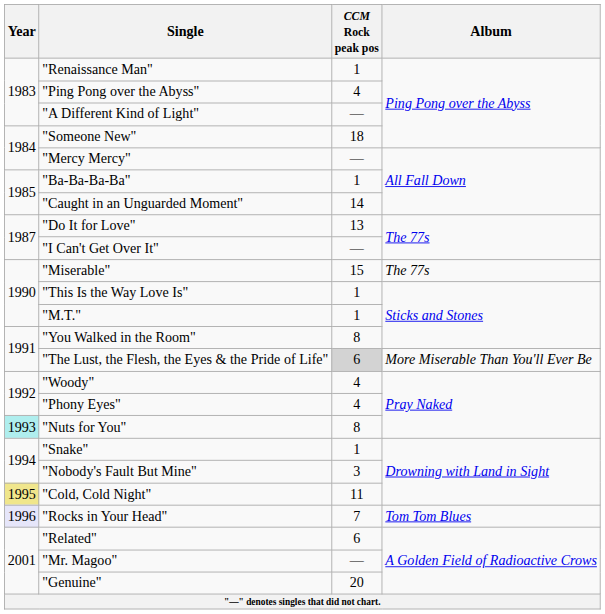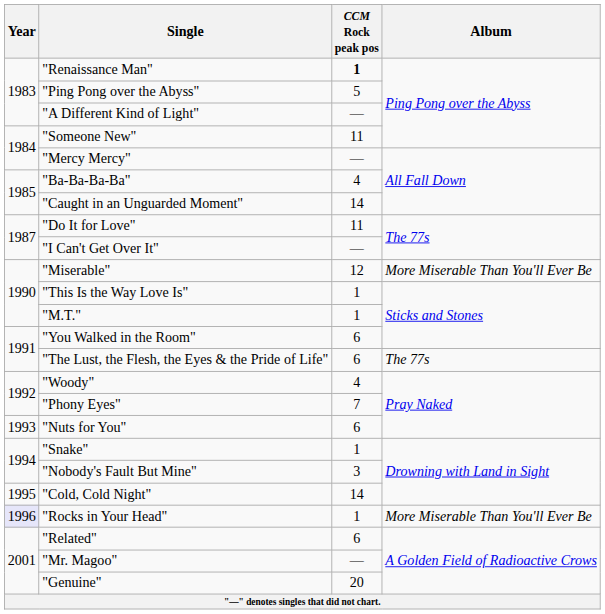(357, 69) normal -> (357, 69) bold
(357, 92) 4 -> (357, 92) 5
(357, 136) 18 -> (357, 136) 11
(357, 181) 1 -> (357, 181) 4
(357, 225) 13 -> (357, 225) 11
(357, 270) 15 -> (357, 270) 12
(407, 270) The 77s -> (489, 270) More Miserable Than You'll Ever Be
(357, 337) 8 -> (357, 337) 6
(357, 359) lightgrey background -> (357, 359) no background
(489, 359) More Miserable Than You'll Ever Be -> (407, 359) The 77s
(357, 404) 4 -> (357, 404) 7
(22, 426) paleturquoise background -> (22, 426) no background
(357, 426) 8 -> (357, 426) 6
(22, 493) khaki background -> (22, 493) no background
(357, 493) 11 -> (357, 493) 14
(357, 516) 7 -> (357, 516) 1
(428, 516) Tom Tom Blues -> (489, 516) More Miserable Than You'll Ever Be
